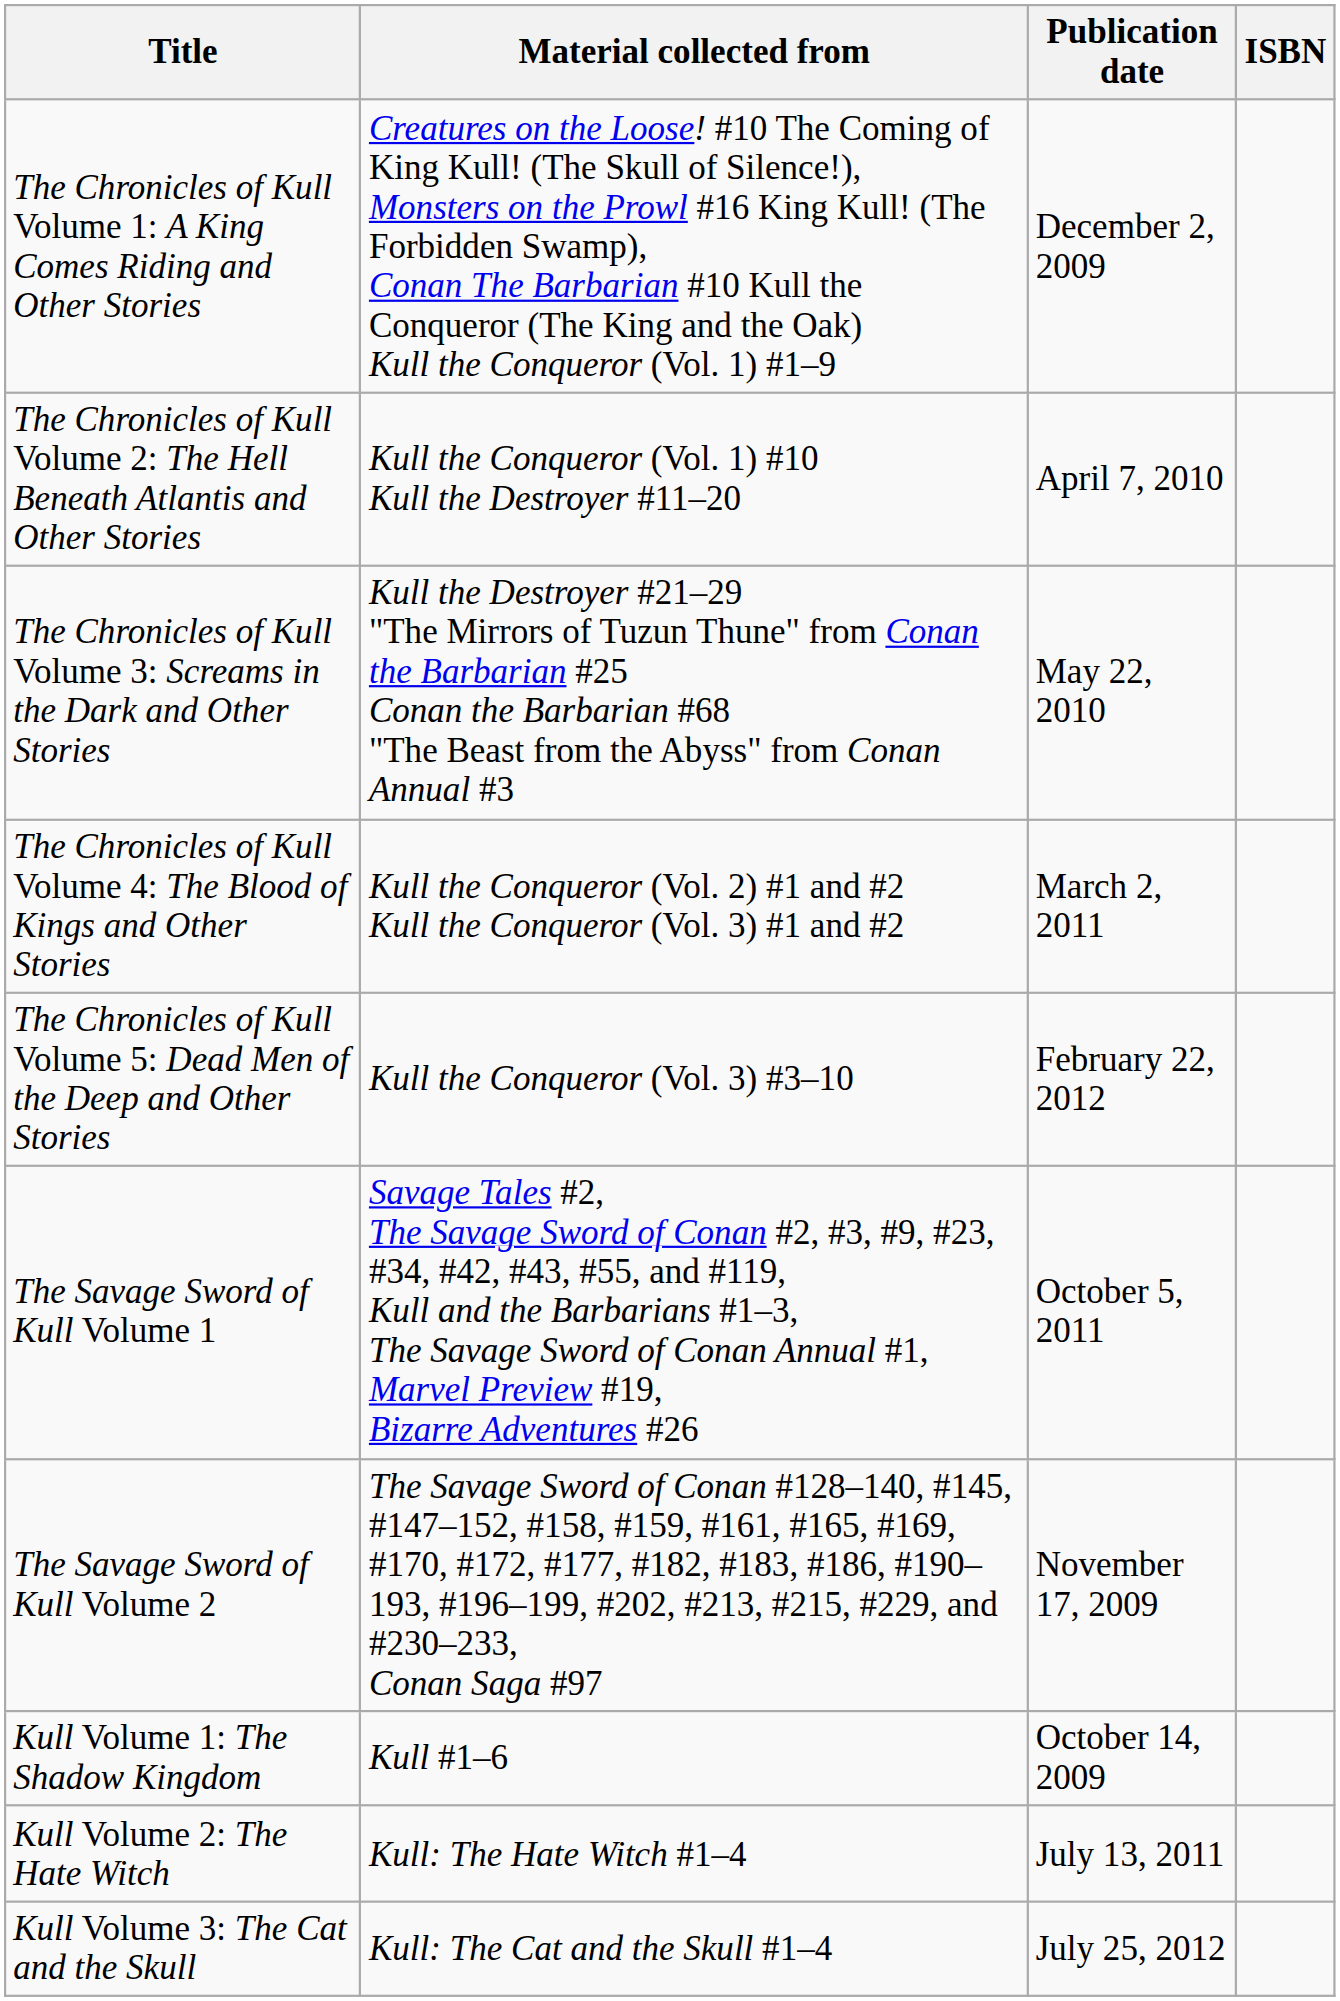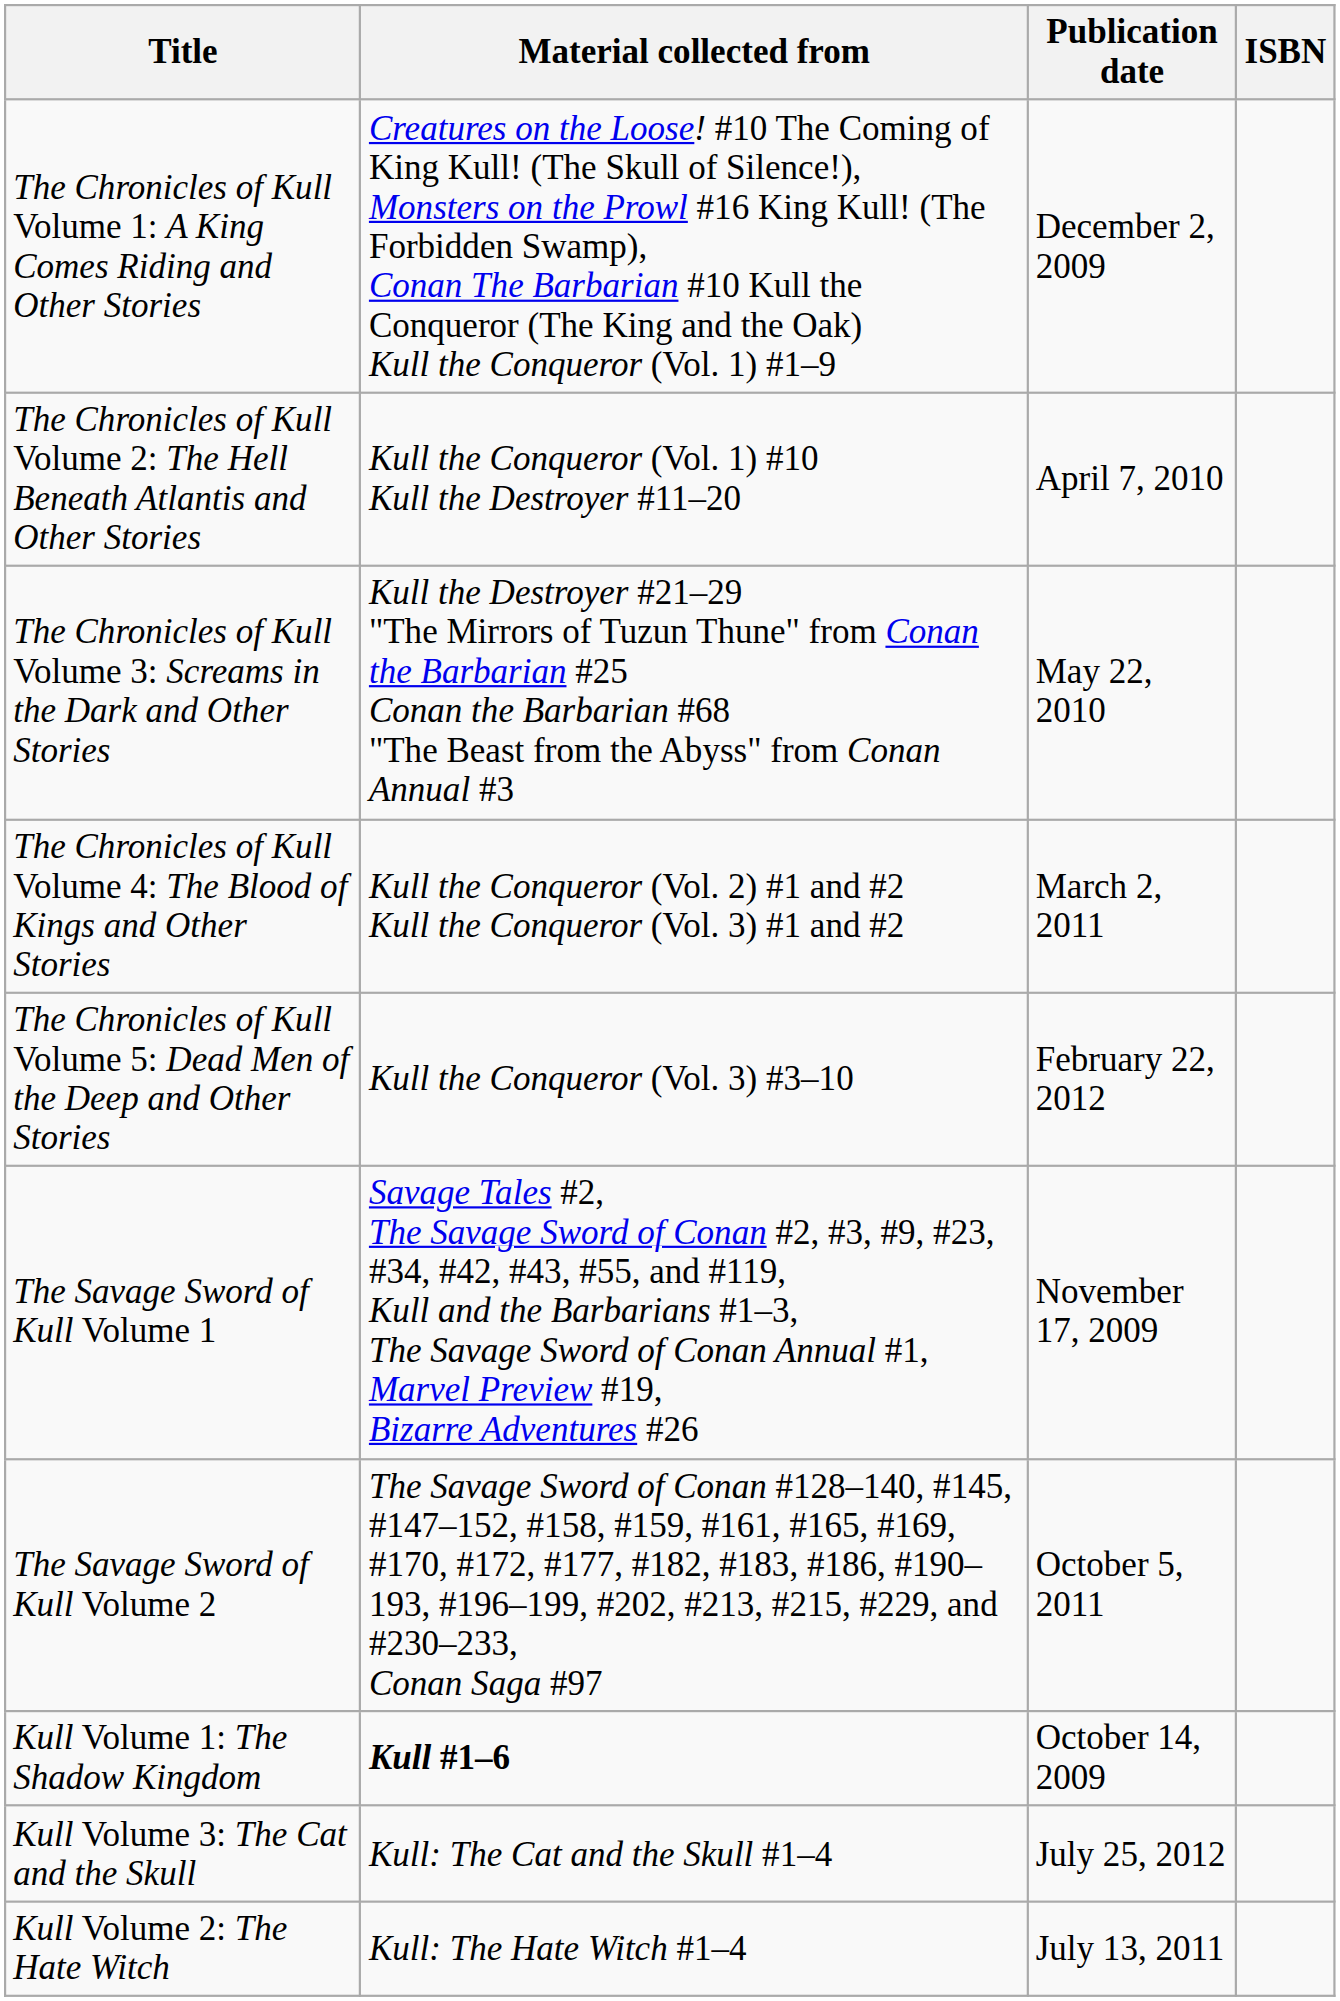(1110, 1311) October 5, 2011 -> (1110, 1311) November 17, 2009
(1110, 1584) November 17, 2009 -> (1110, 1584) October 5, 2011
(439, 1758) normal -> (440, 1758) bold
rows swapped: (150, 1852) <-> (180, 1947)
